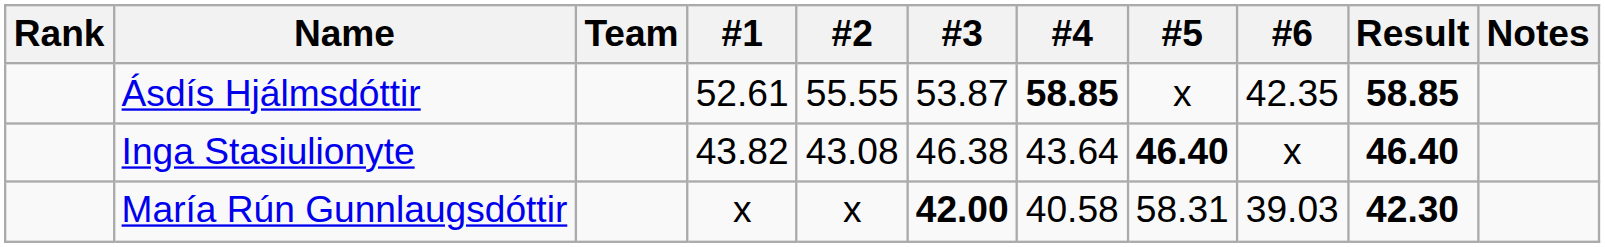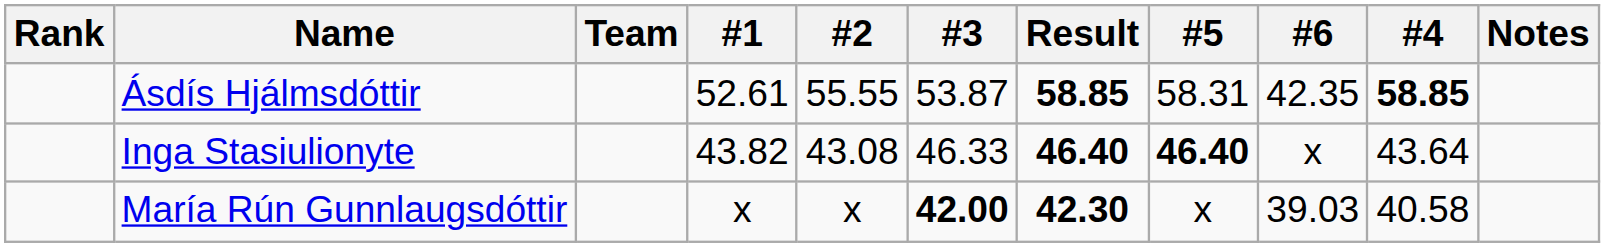columns swapped: (1072, 33) <-> (1413, 33)
(1182, 92) x -> (1203, 92) 58.31
(962, 151) 46.38 -> (962, 151) 46.33
(1182, 210) 58.31 -> (1203, 210) x
